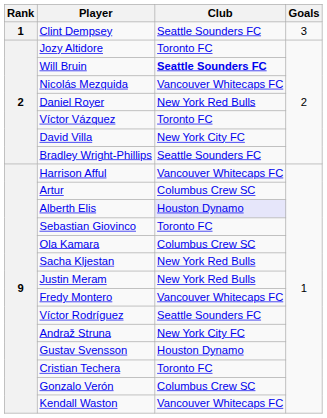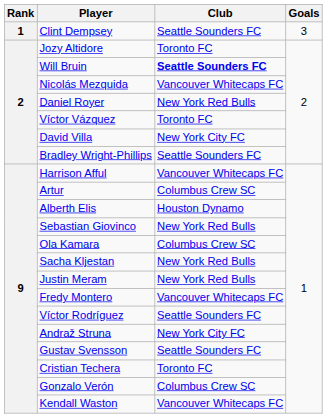(200, 208) lavender background -> (200, 208) no background
(185, 226) Toronto FC -> (206, 226) New York Red Bulls
(200, 350) Houston Dynamo -> (209, 350) Seattle Sounders FC
